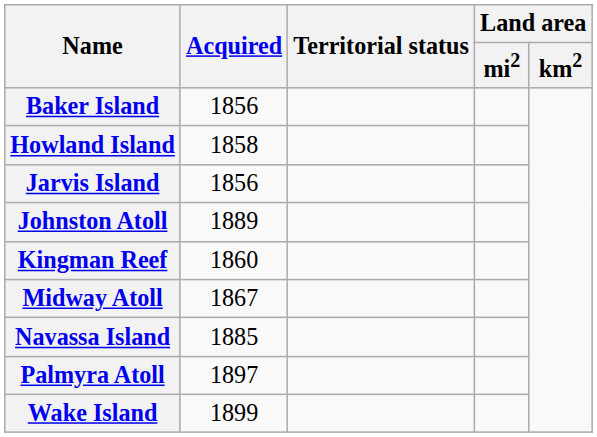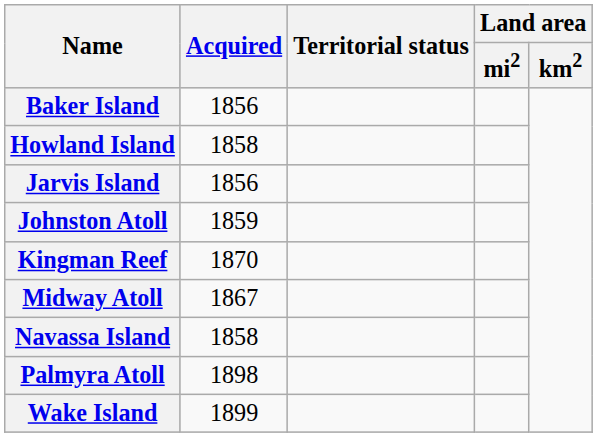(234, 221) 1889 -> (234, 221) 1859
(234, 260) 1860 -> (234, 260) 1870
(234, 336) 1885 -> (234, 336) 1858
(234, 375) 1897 -> (234, 375) 1898
